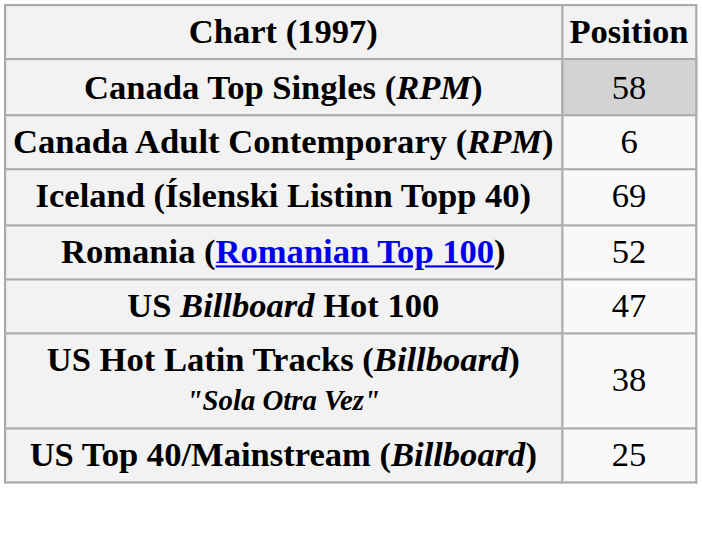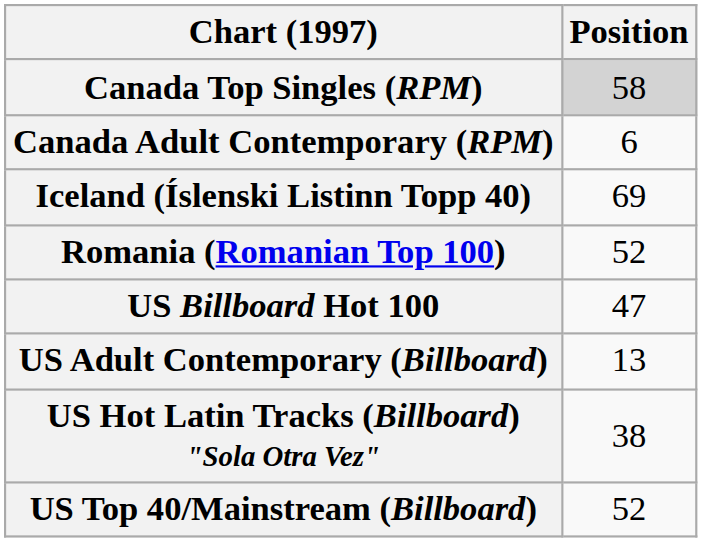+ row: (283, 360)
(629, 454) 25 -> (629, 509) 52
